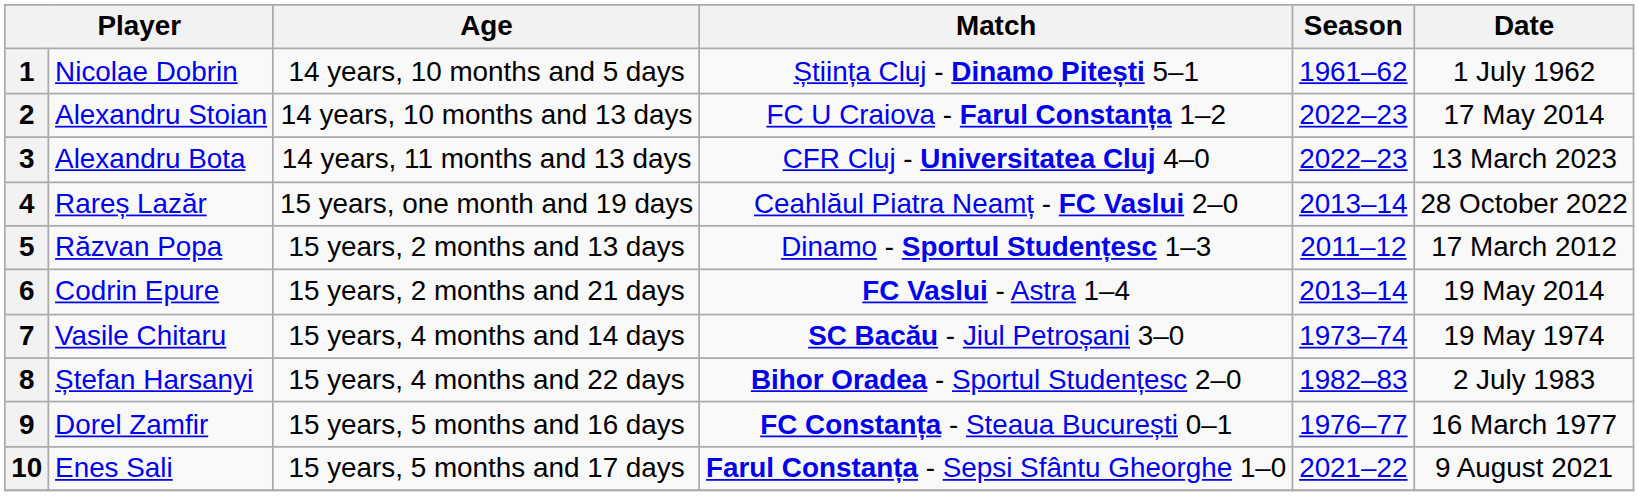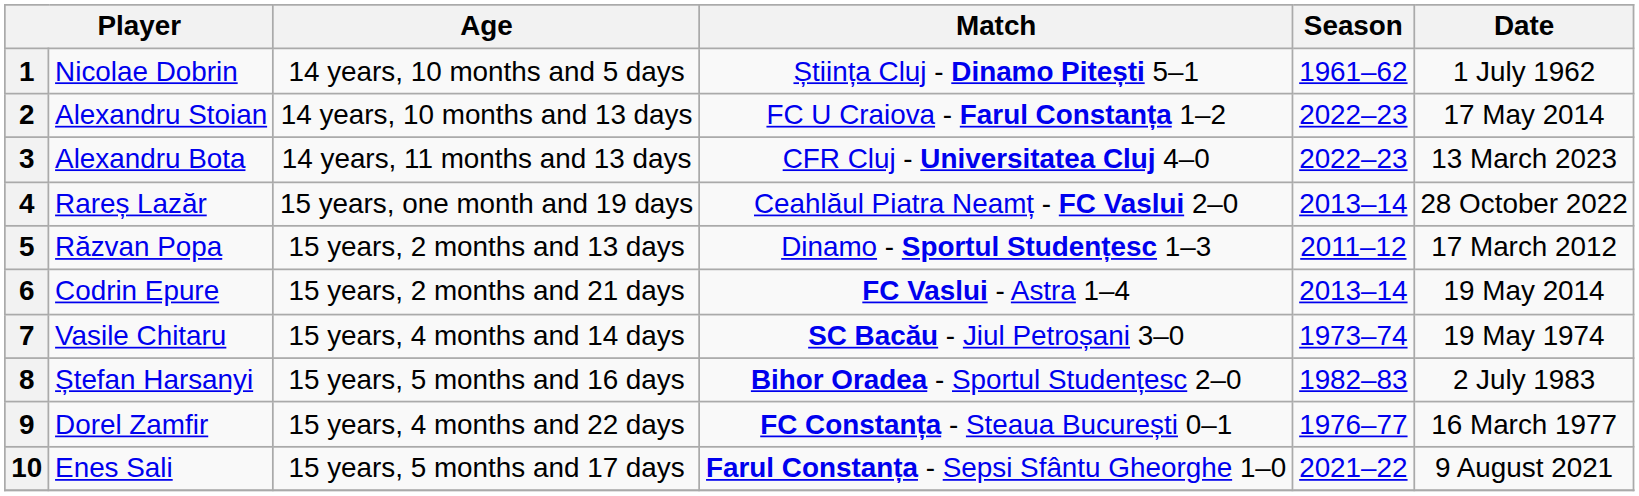(487, 379) 15 years, 4 months and 22 days -> (487, 379) 15 years, 5 months and 16 days
(487, 423) 15 years, 5 months and 16 days -> (487, 423) 15 years, 4 months and 22 days
